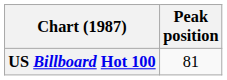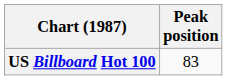(191, 61) 81 -> (191, 61) 83
